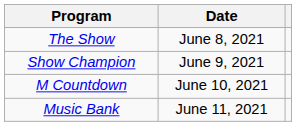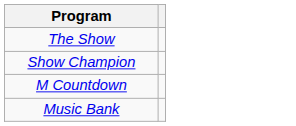- column: (222, 16)
